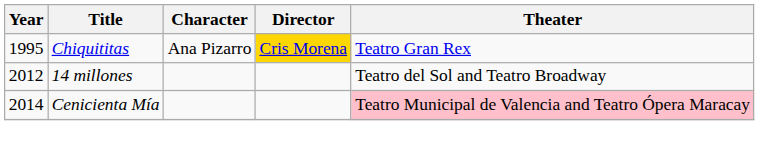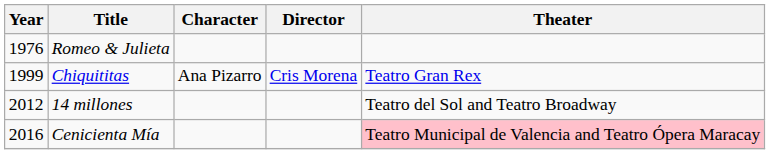+ row: (111, 47)
(26, 47) 1995 -> (26, 76) 1999
(303, 47) gold background -> (313, 76) no background
(26, 105) 2014 -> (26, 134) 2016
